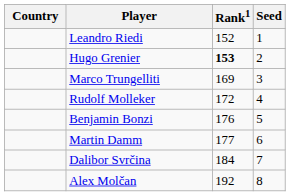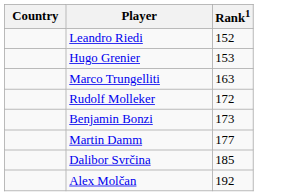- column: (269, 16)
(225, 58) bold -> (225, 58) normal
(225, 79) 169 -> (225, 79) 163
(225, 119) 176 -> (225, 119) 173
(225, 160) 184 -> (225, 160) 185
